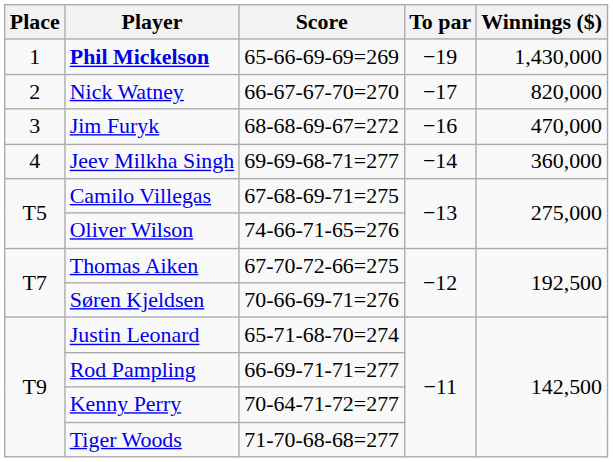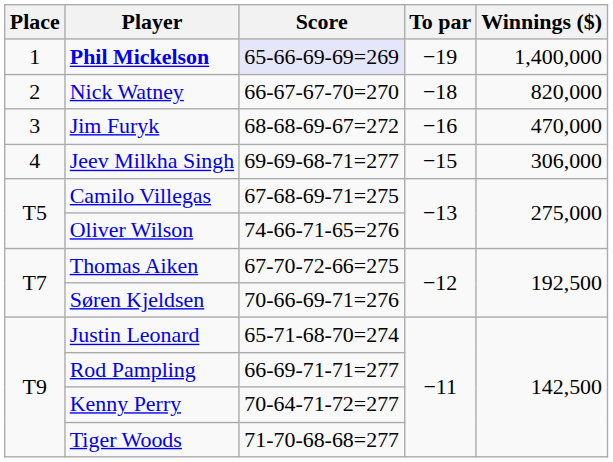(322, 56) no background -> (322, 56) lavender background
(558, 56) 1,430,000 -> (558, 56) 1,400,000
(440, 91) −17 -> (440, 91) −18
(440, 160) −14 -> (440, 160) −15
(566, 160) 360,000 -> (566, 160) 306,000
